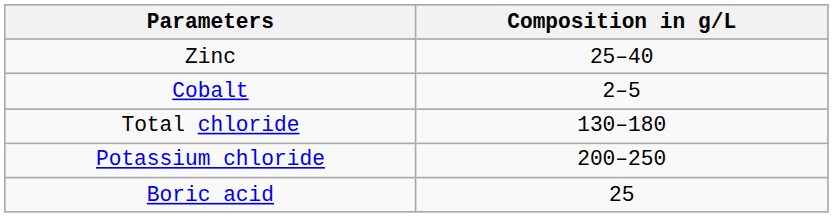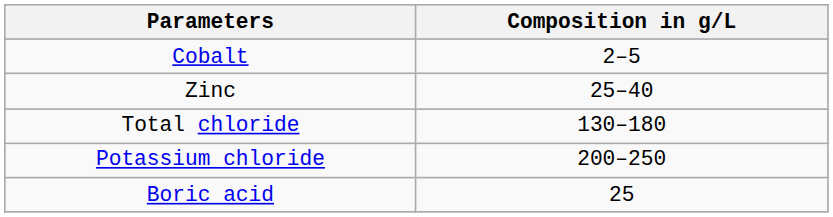rows swapped: (210, 57) <-> (210, 91)
